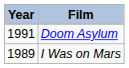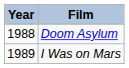(21, 34) 1991 -> (21, 34) 1988
